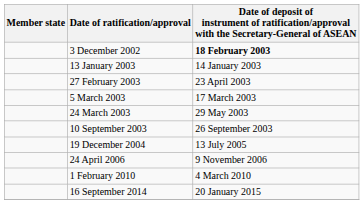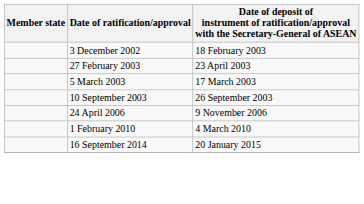(233, 50) bold -> (231, 50) normal
- row: (102, 66)
- row: (100, 113)
- row: (107, 144)
